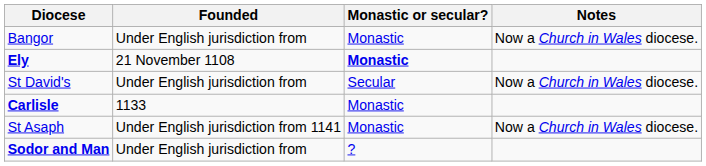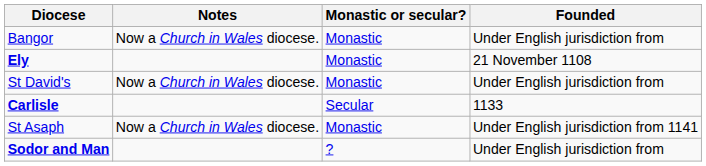columns swapped: (228, 15) <-> (596, 15)
(378, 60) bold -> (354, 60) normal
(371, 82) Secular -> (354, 82) Monastic
(376, 104) Monastic -> (349, 104) Secular
